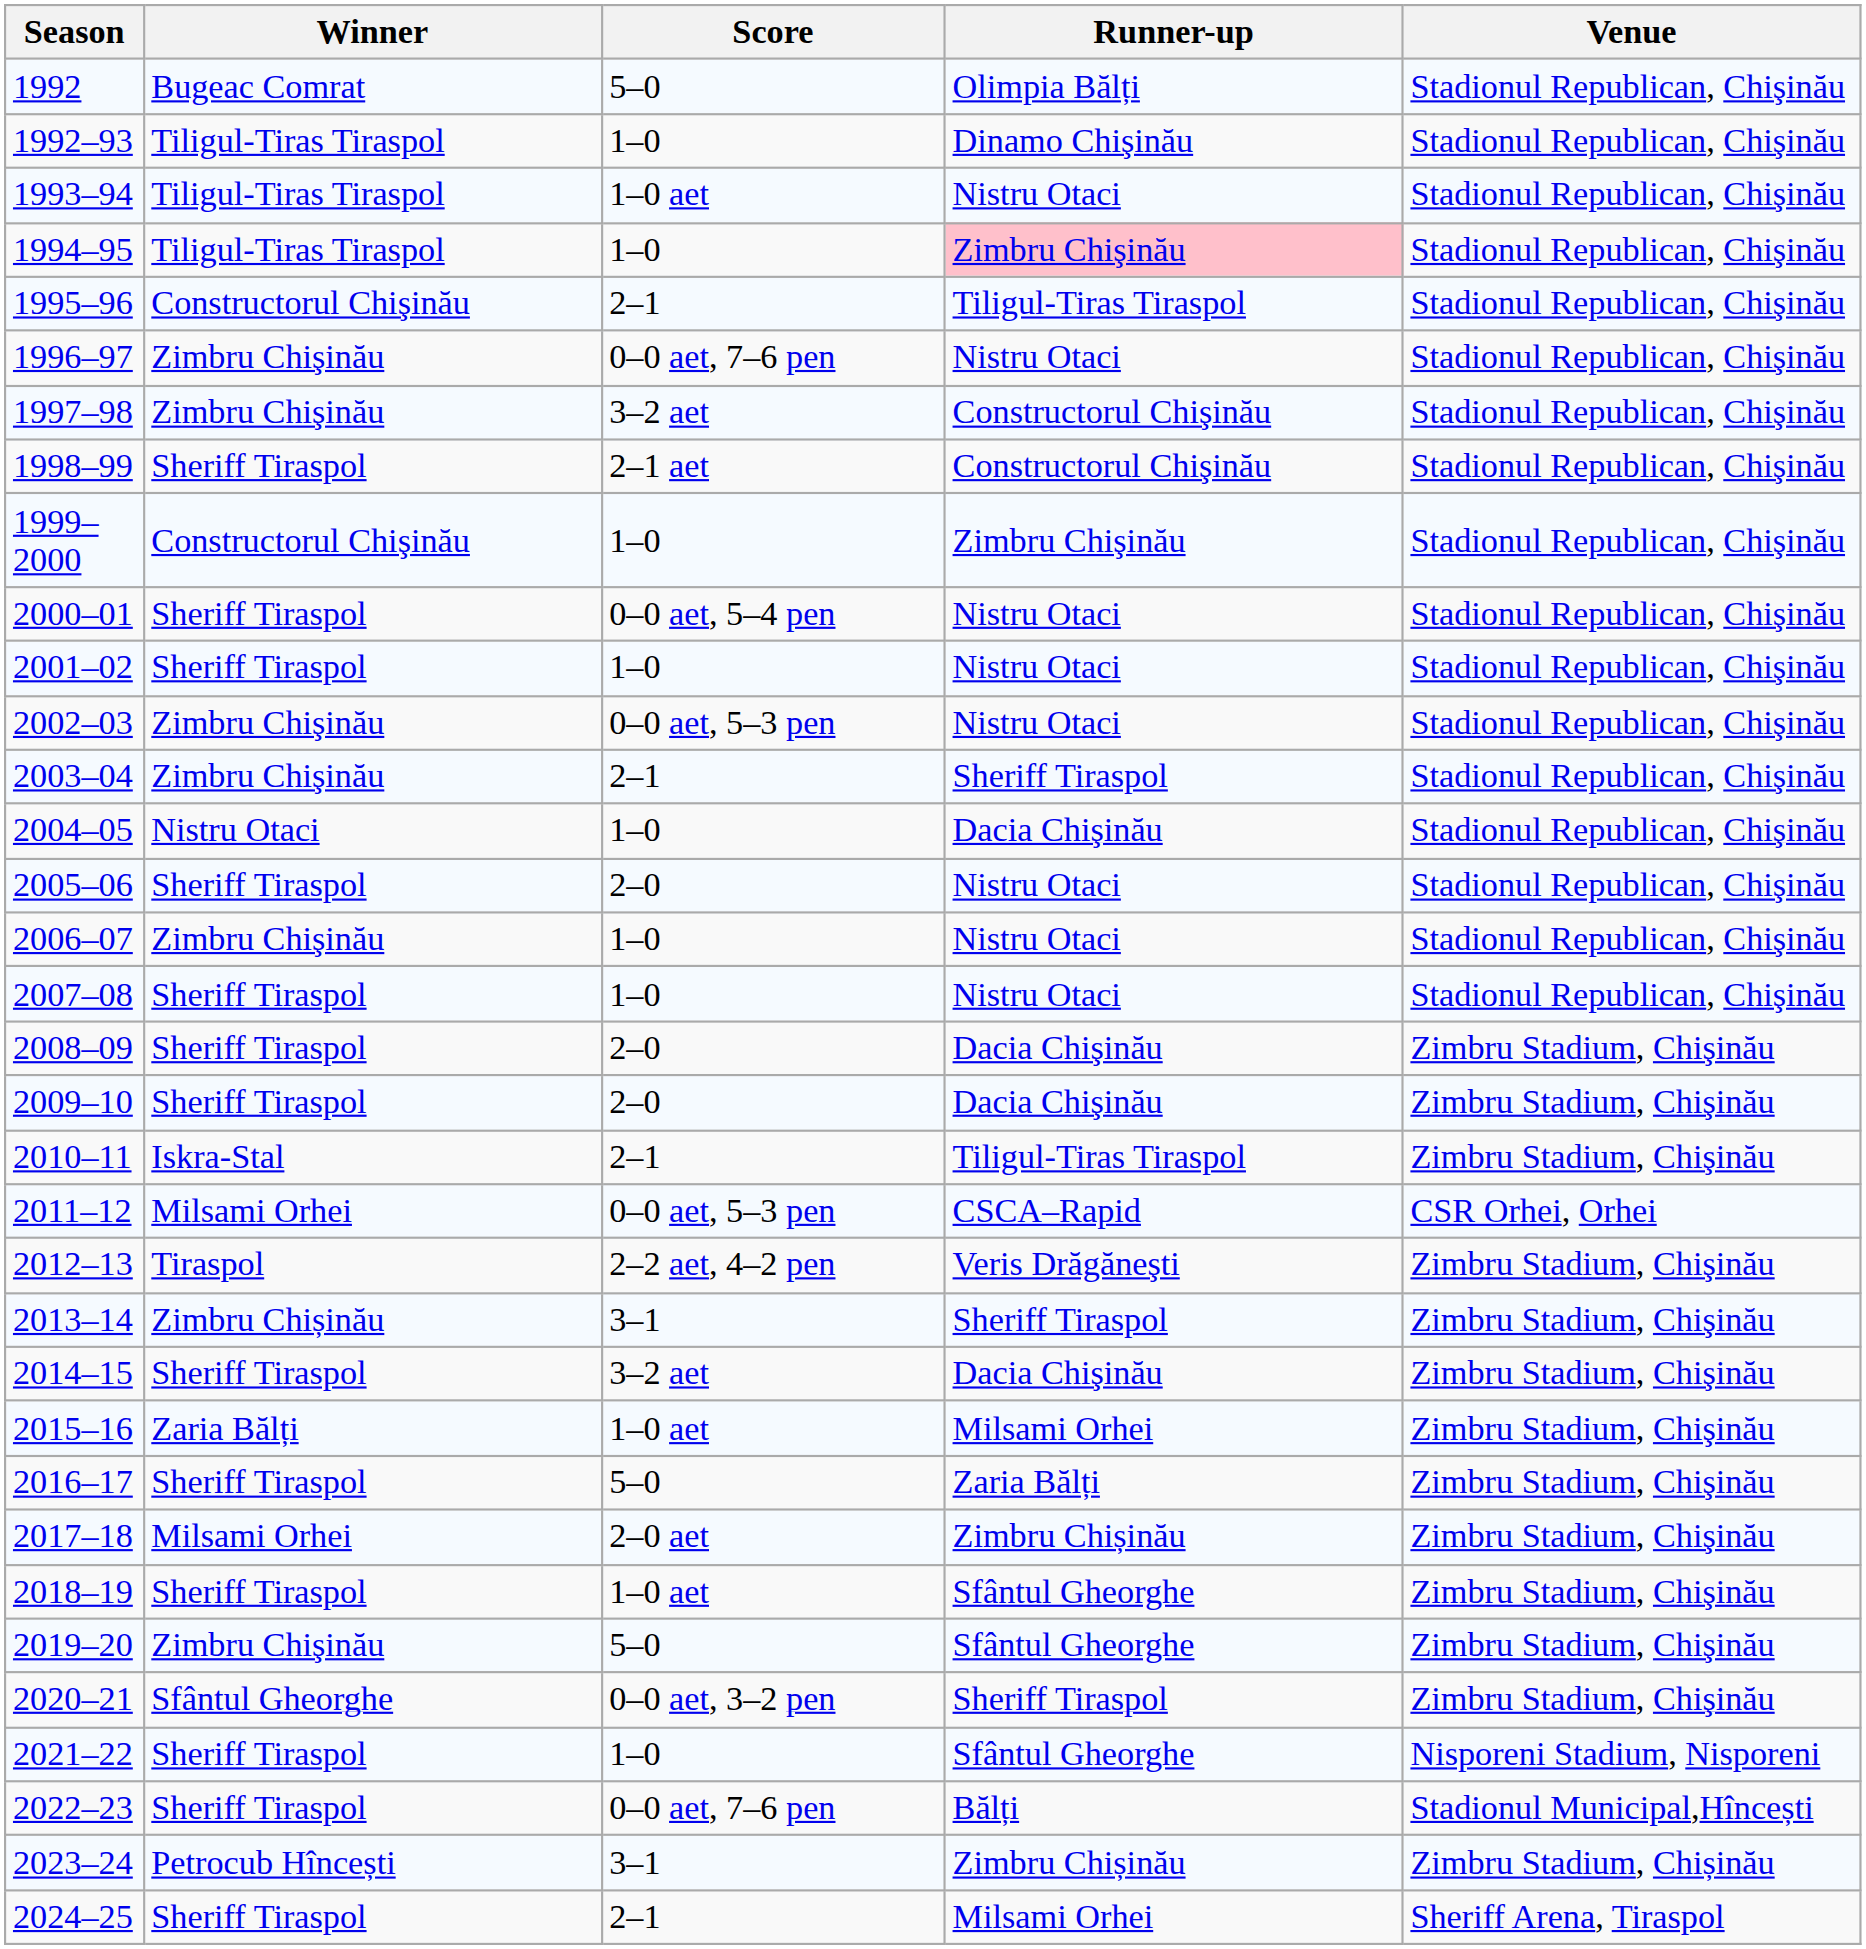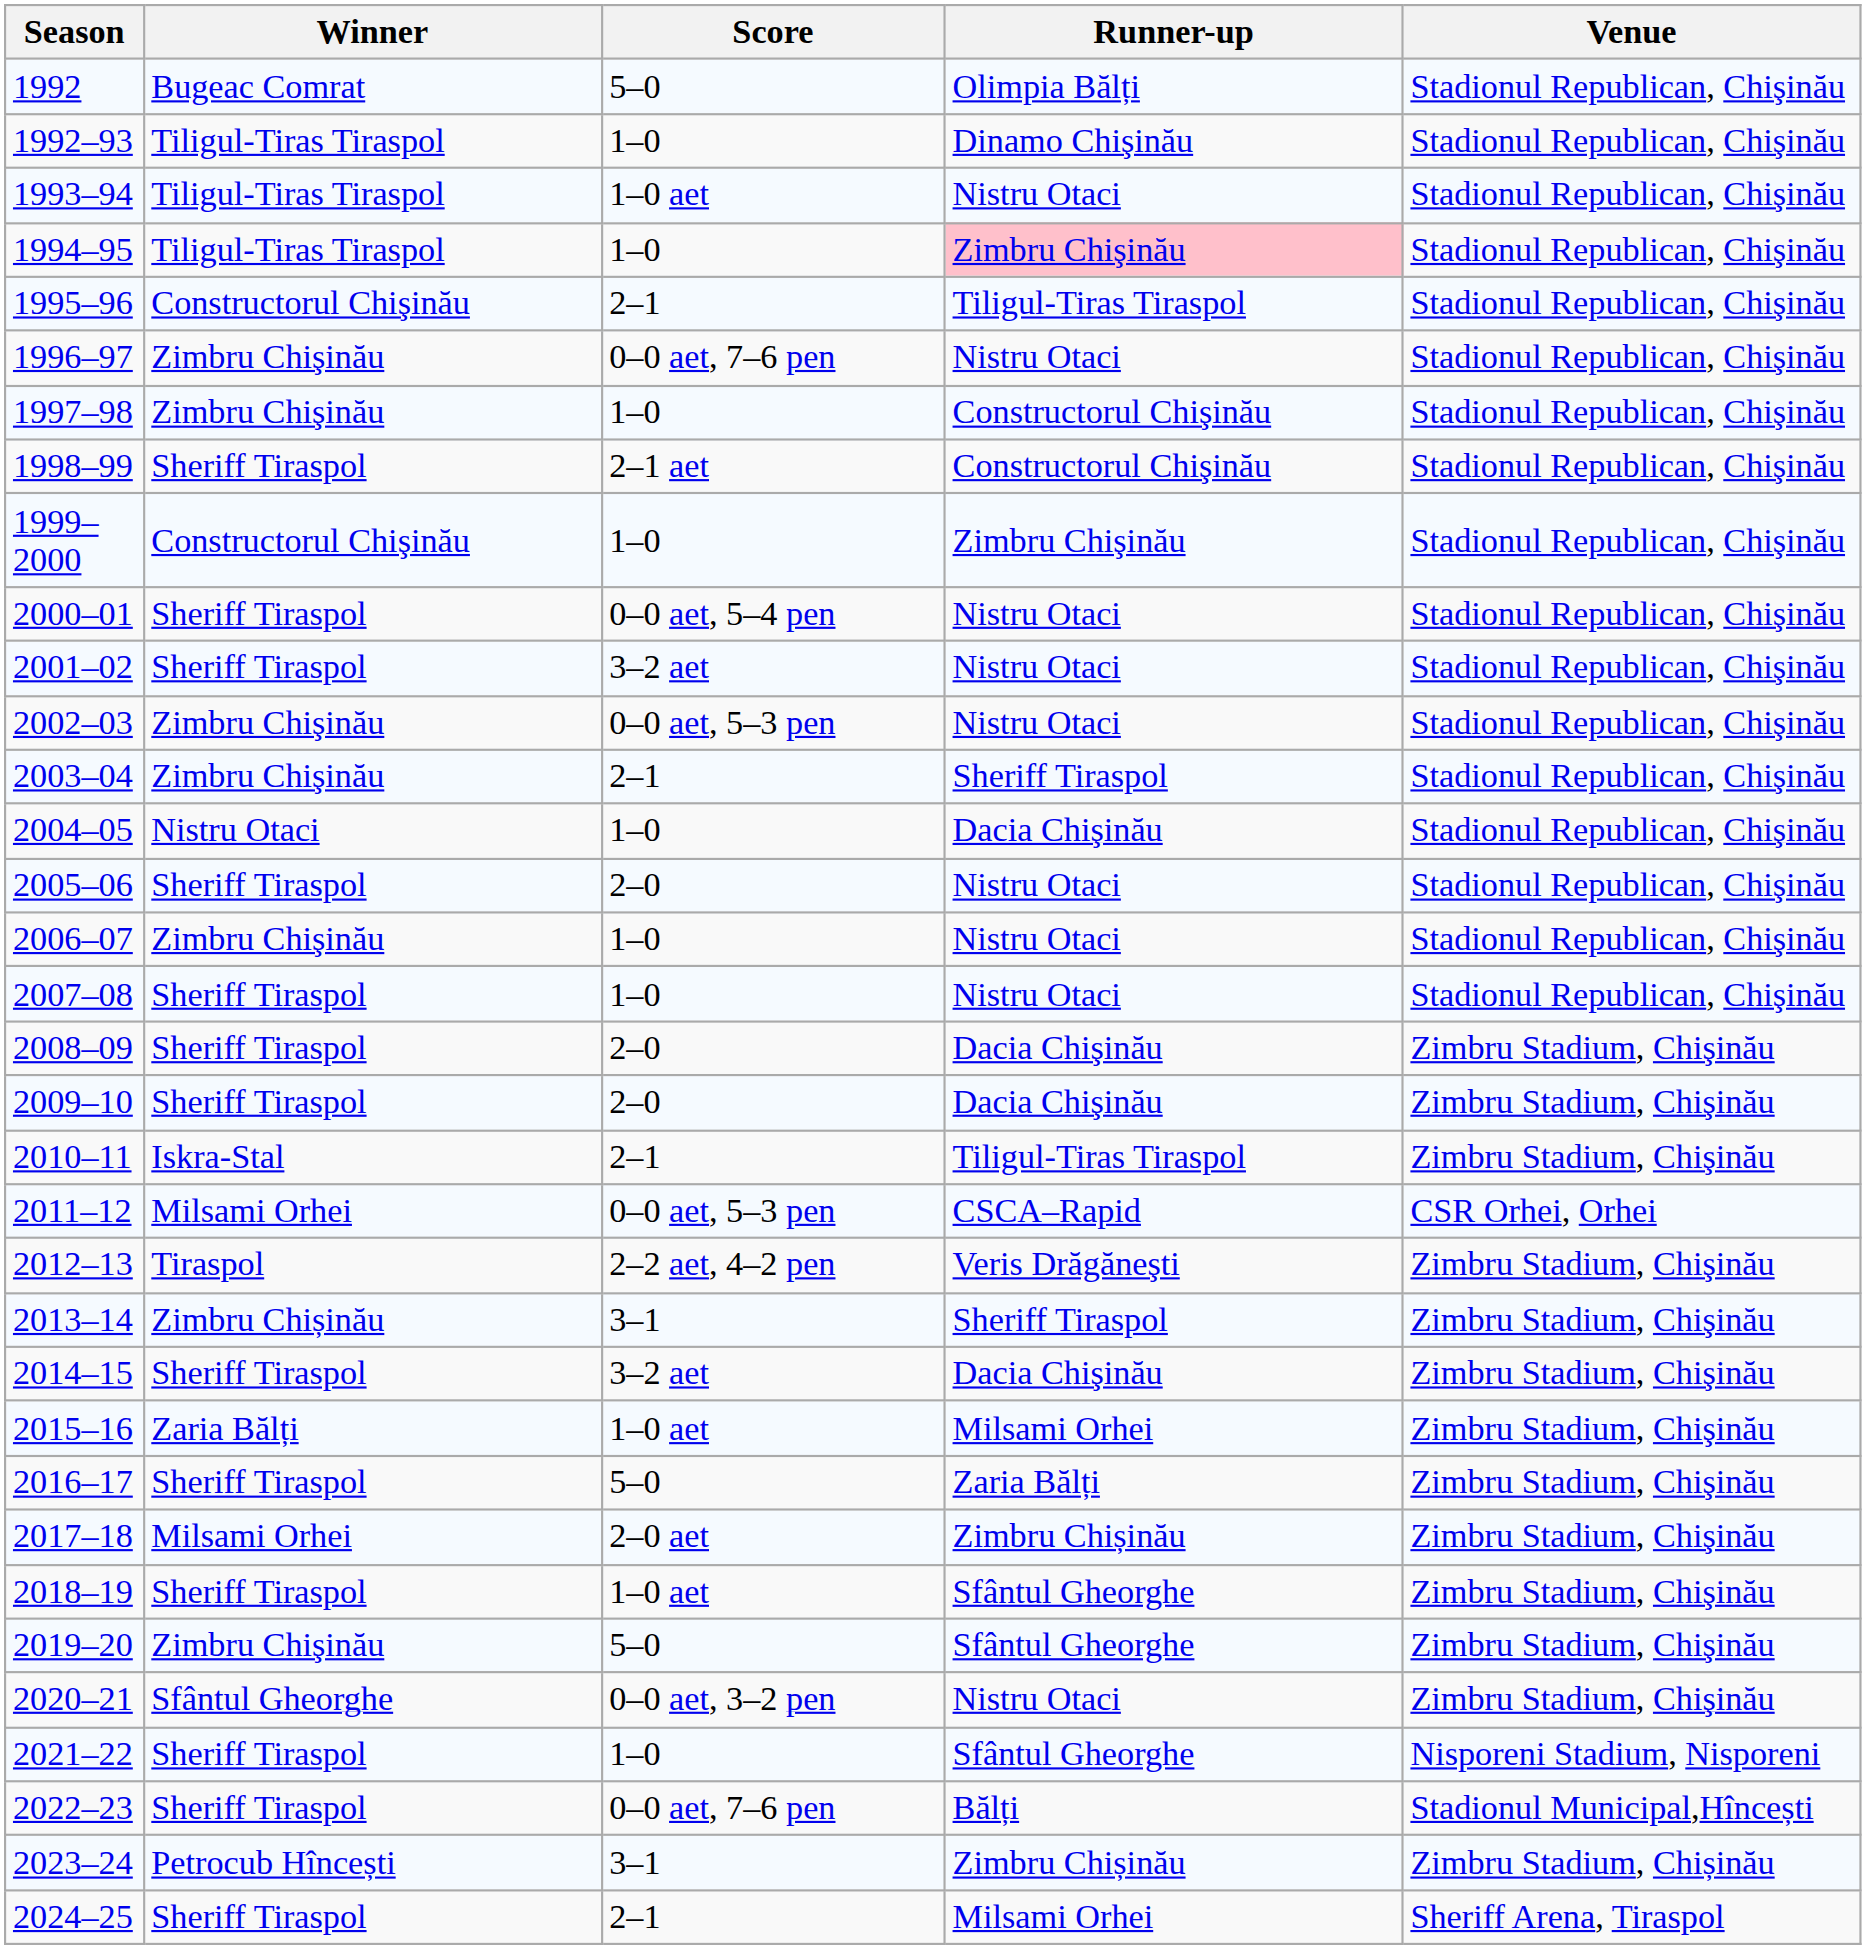(659, 411) 3–2 aet -> (635, 411) 1–0
(635, 667) 1–0 -> (659, 667) 3–2 aet
(1060, 1699) Sheriff Tiraspol -> (1037, 1699) Nistru Otaci
